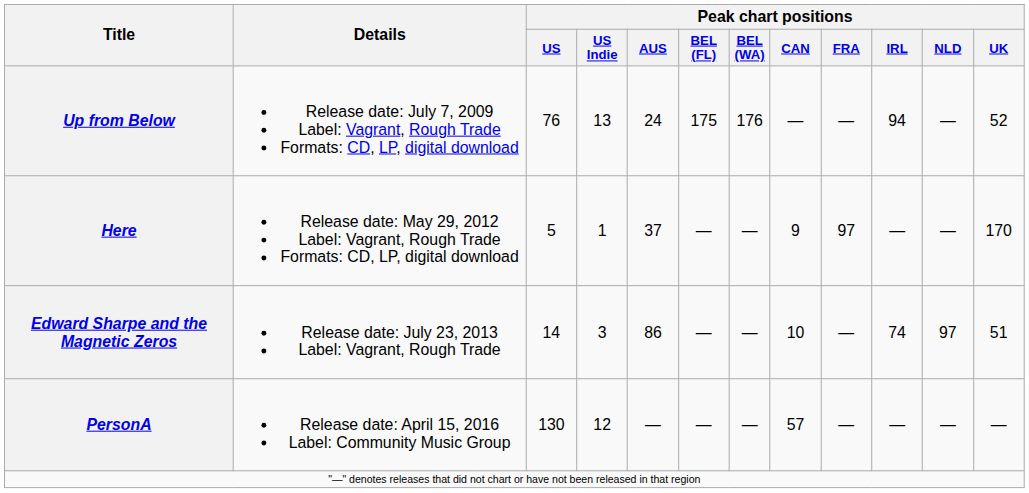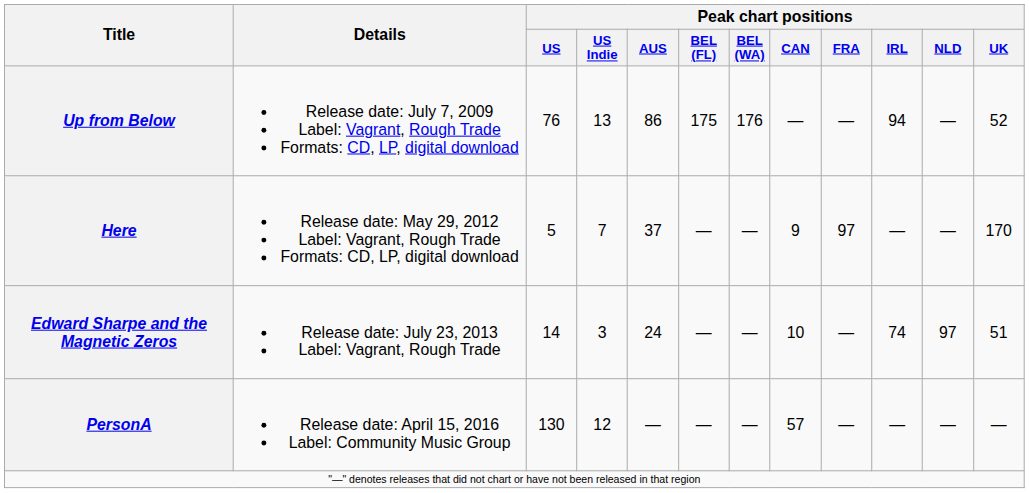(653, 120) 24 -> (653, 120) 86
(602, 230) 1 -> (602, 230) 7
(653, 332) 86 -> (653, 332) 24
